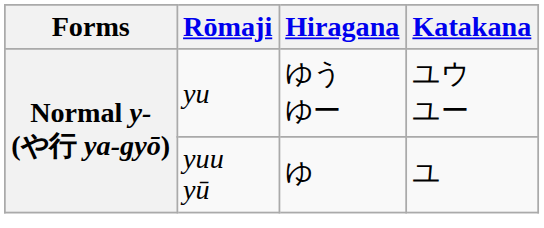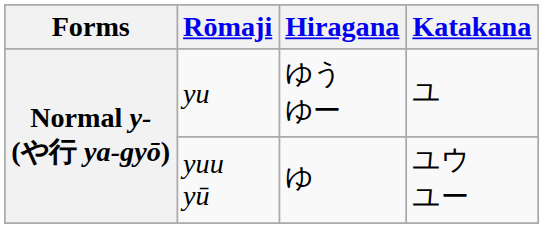(441, 91) ユウ ユー -> (426, 91) ユ
(426, 173) ユ -> (441, 178) ユウ ユー
